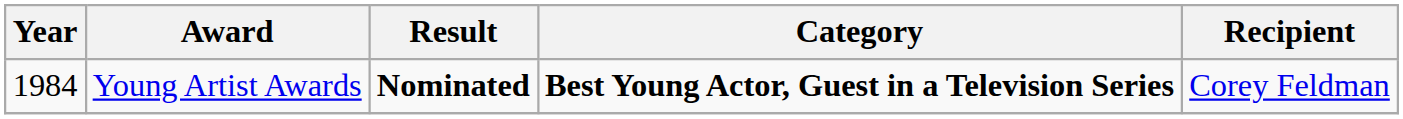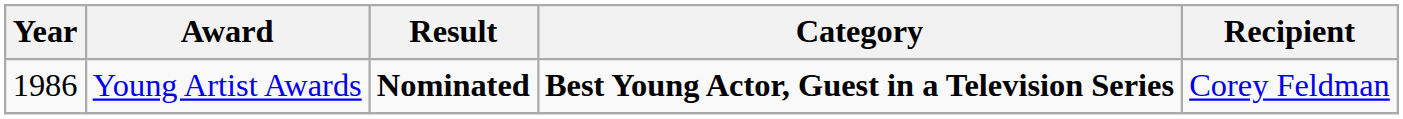(45, 85) 1984 -> (45, 85) 1986
